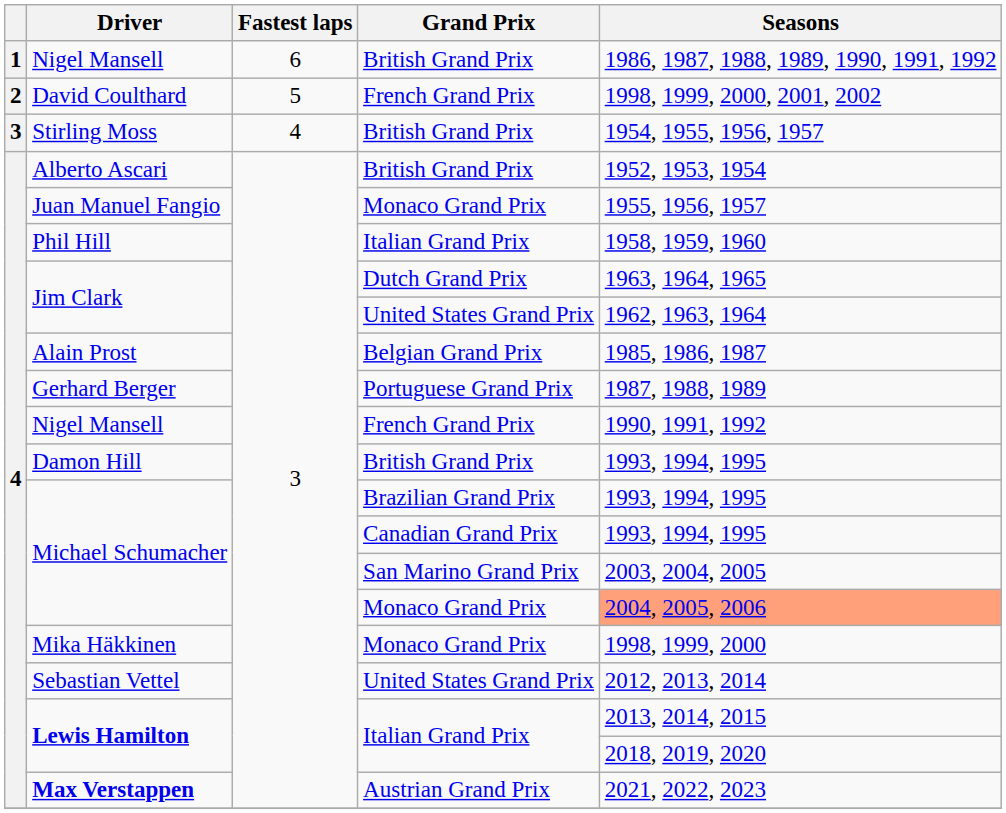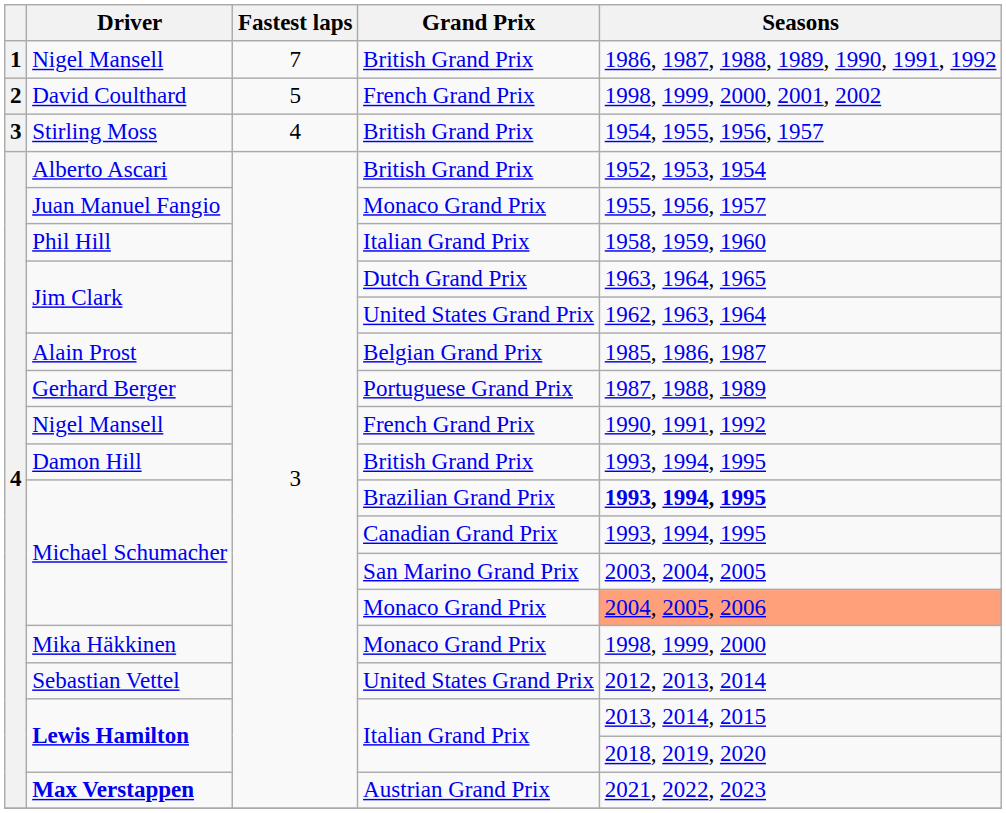(295, 59) 6 -> (295, 59) 7
(685, 497) normal -> (685, 497) bold
